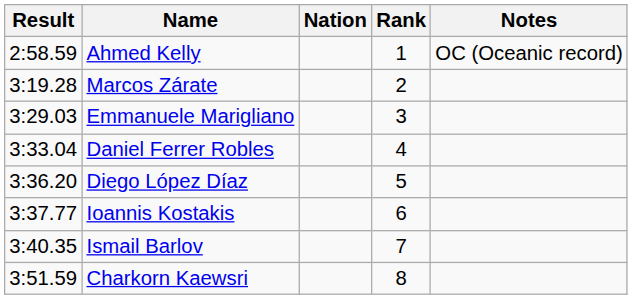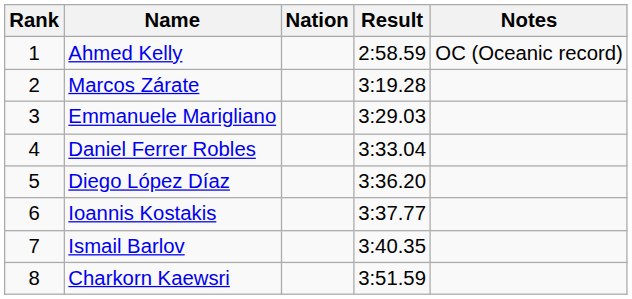columns swapped: (401, 20) <-> (43, 20)
